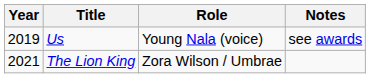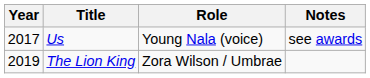(24, 38) 2019 -> (24, 38) 2017
(24, 61) 2021 -> (24, 61) 2019
